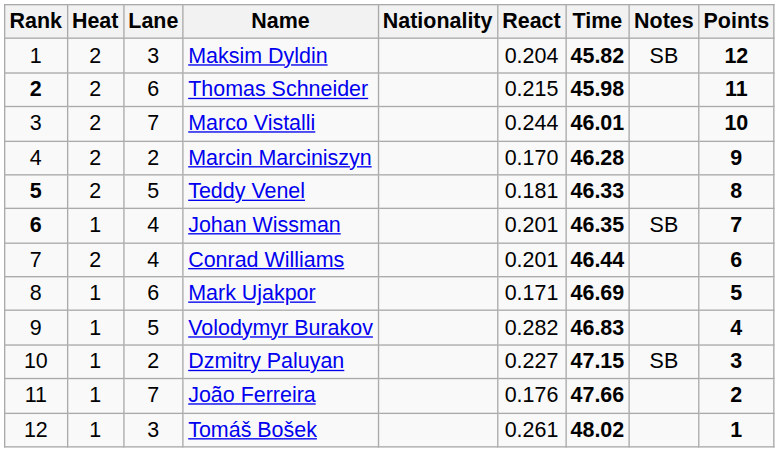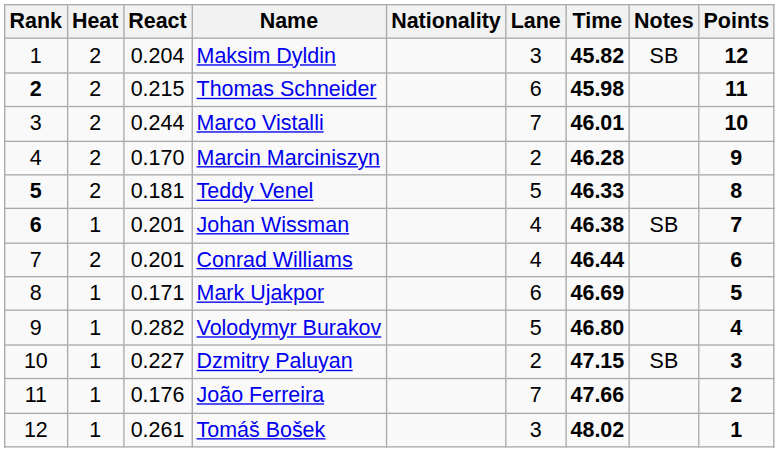columns swapped: (153, 21) <-> (531, 21)
(597, 225) 46.35 -> (597, 225) 46.38
(597, 327) 46.83 -> (597, 327) 46.80
